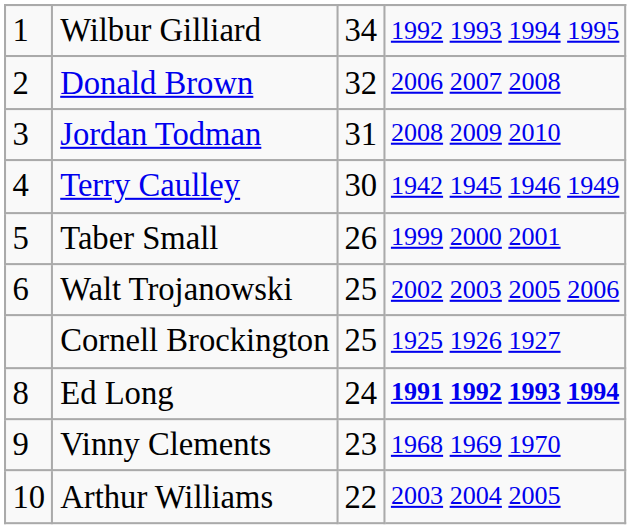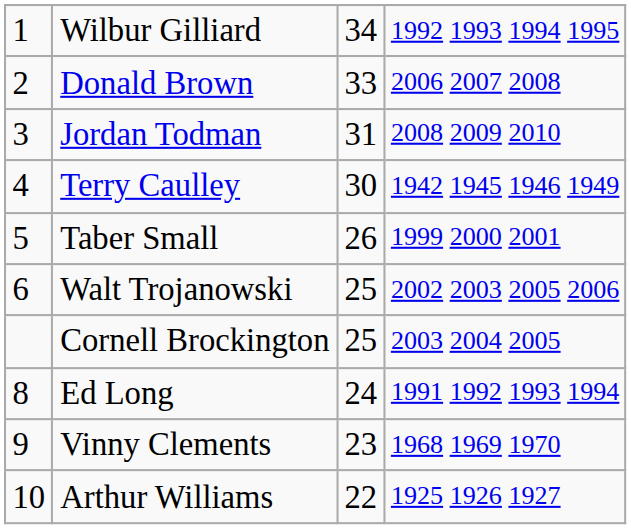(361, 82) 32 -> (361, 82) 33
(476, 340) 1925 1926 1927 -> (476, 340) 2003 2004 2005
(505, 392) bold -> (505, 392) normal
(476, 496) 2003 2004 2005 -> (476, 496) 1925 1926 1927
